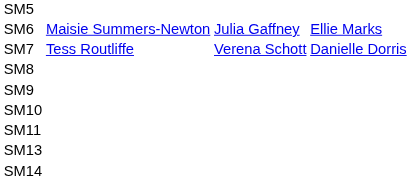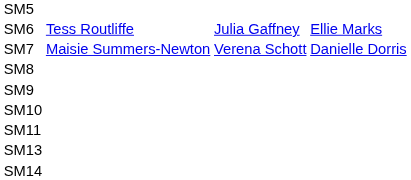(128, 29) Maisie Summers-Newton -> (90, 29) Tess Routliffe
(90, 49) Tess Routliffe -> (128, 49) Maisie Summers-Newton
